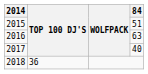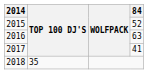(137, 24) 51 -> (137, 24) 52
(137, 50) 40 -> (137, 50) 41
(34, 62) 36 -> (34, 62) 35
